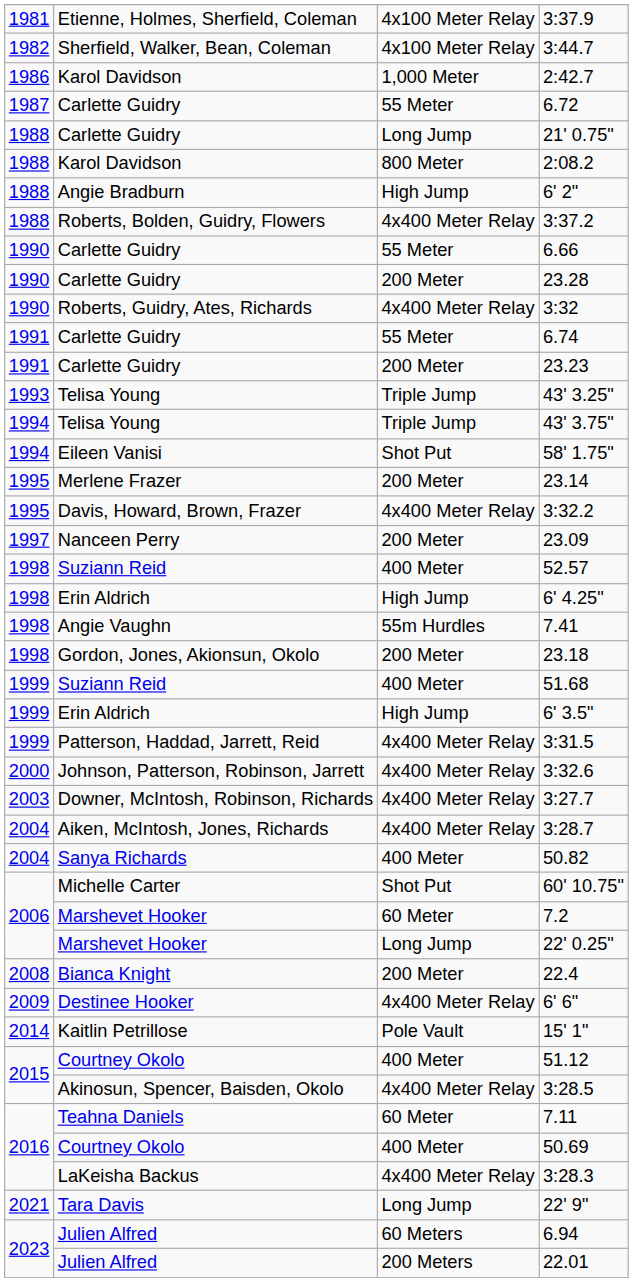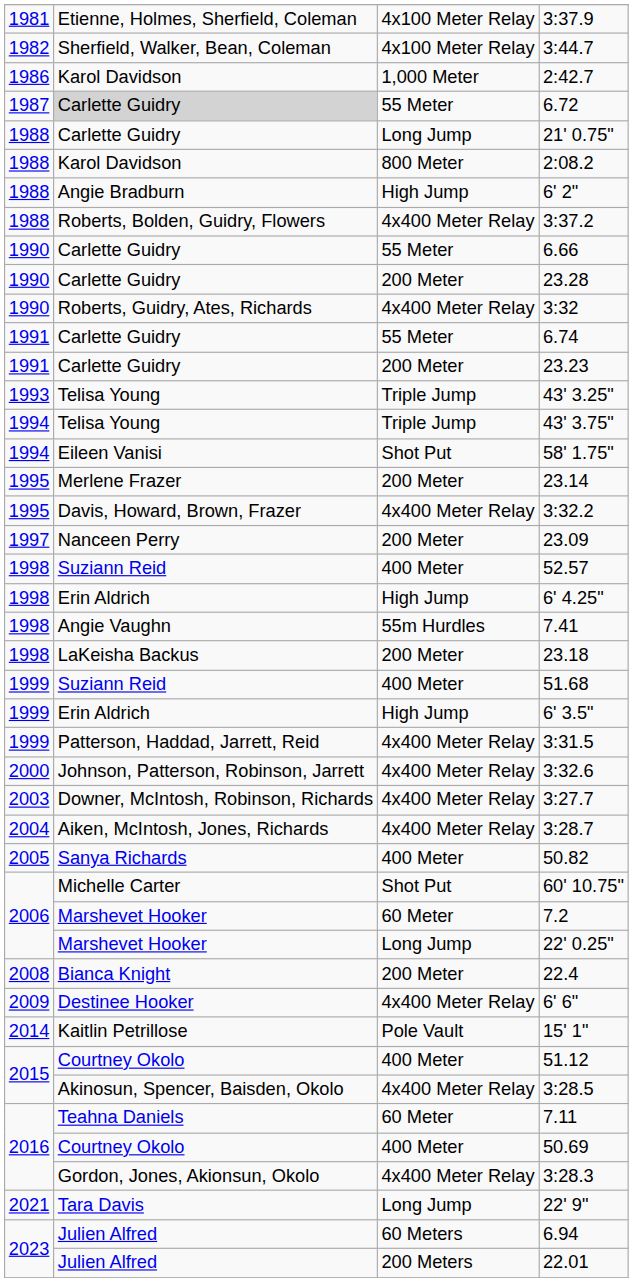(119, 105) no background -> (119, 105) lightgrey background
(189, 655) Gordon, Jones, Akionsun, Okolo -> (128, 655) LaKeisha Backus
(29, 857) 2004 -> (29, 857) 2005
(128, 1176) LaKeisha Backus -> (189, 1176) Gordon, Jones, Akionsun, Okolo
